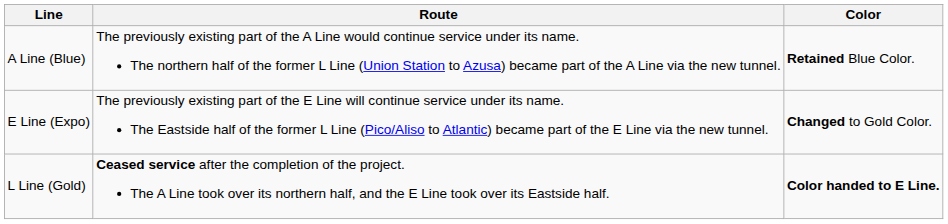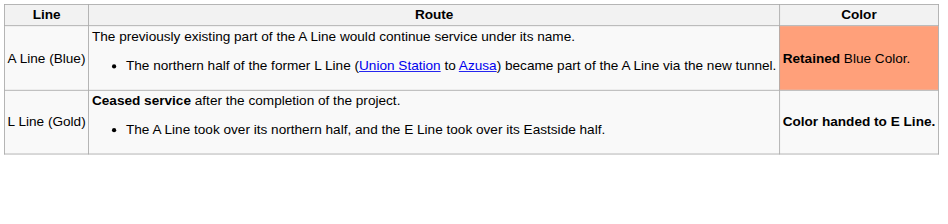(851, 58) no background -> (847, 58) lightsalmon background
- row: (49, 122)
